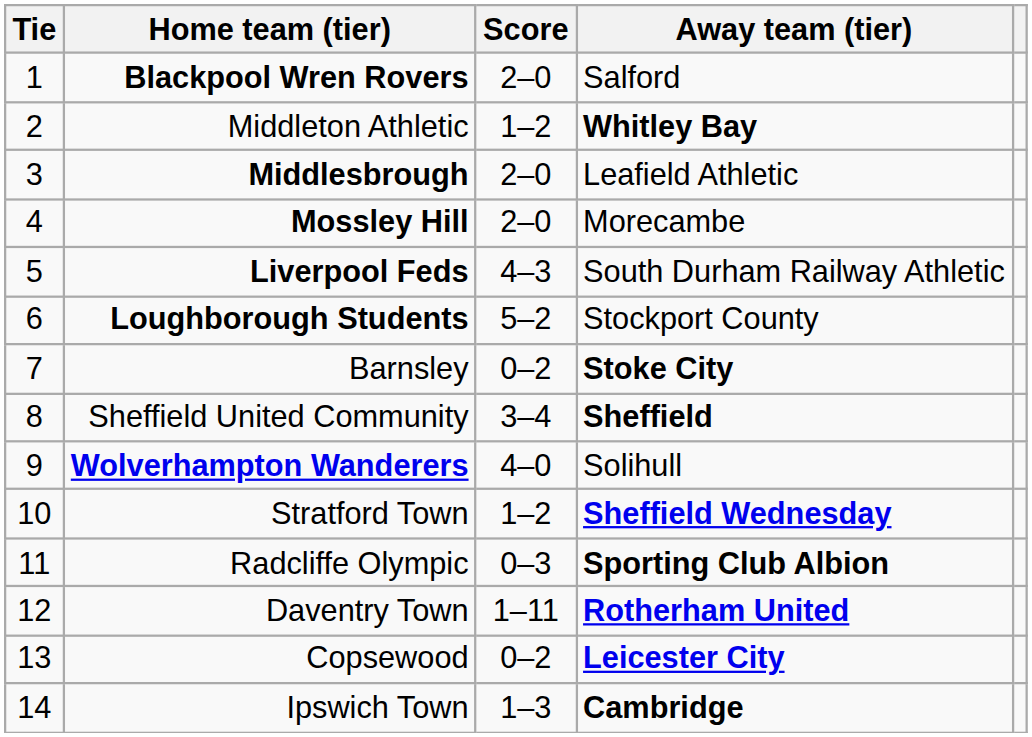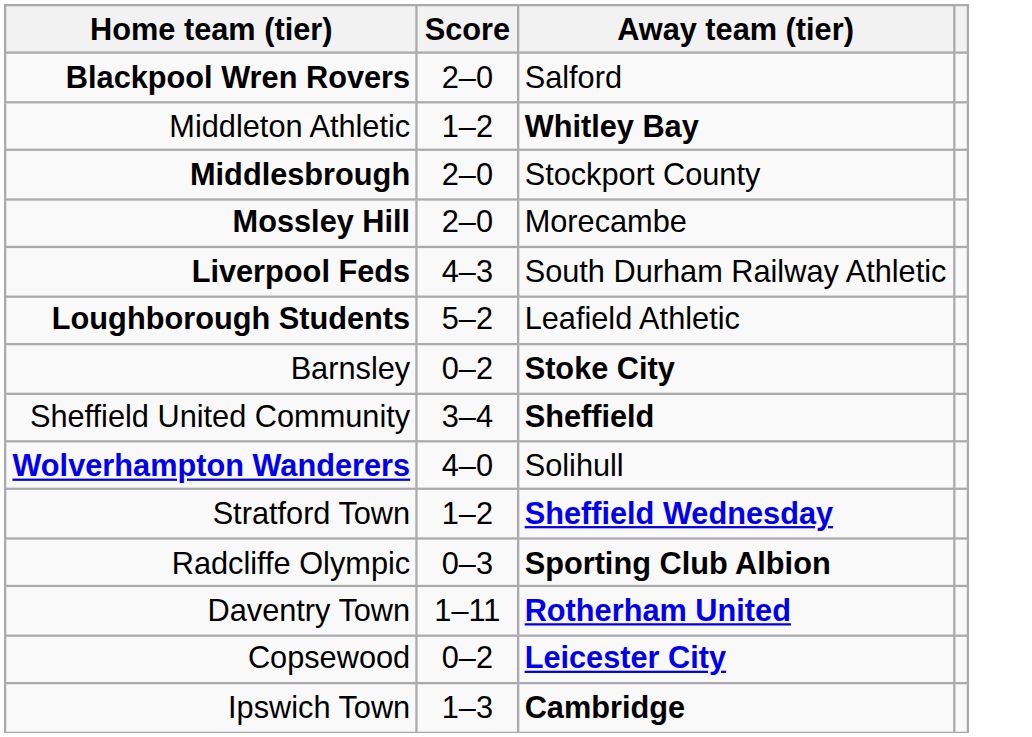- column: (34, 29)
(691, 174) Leafield Athletic -> (642, 174) Stockport County
(701, 320) Stockport County -> (632, 320) Leafield Athletic
